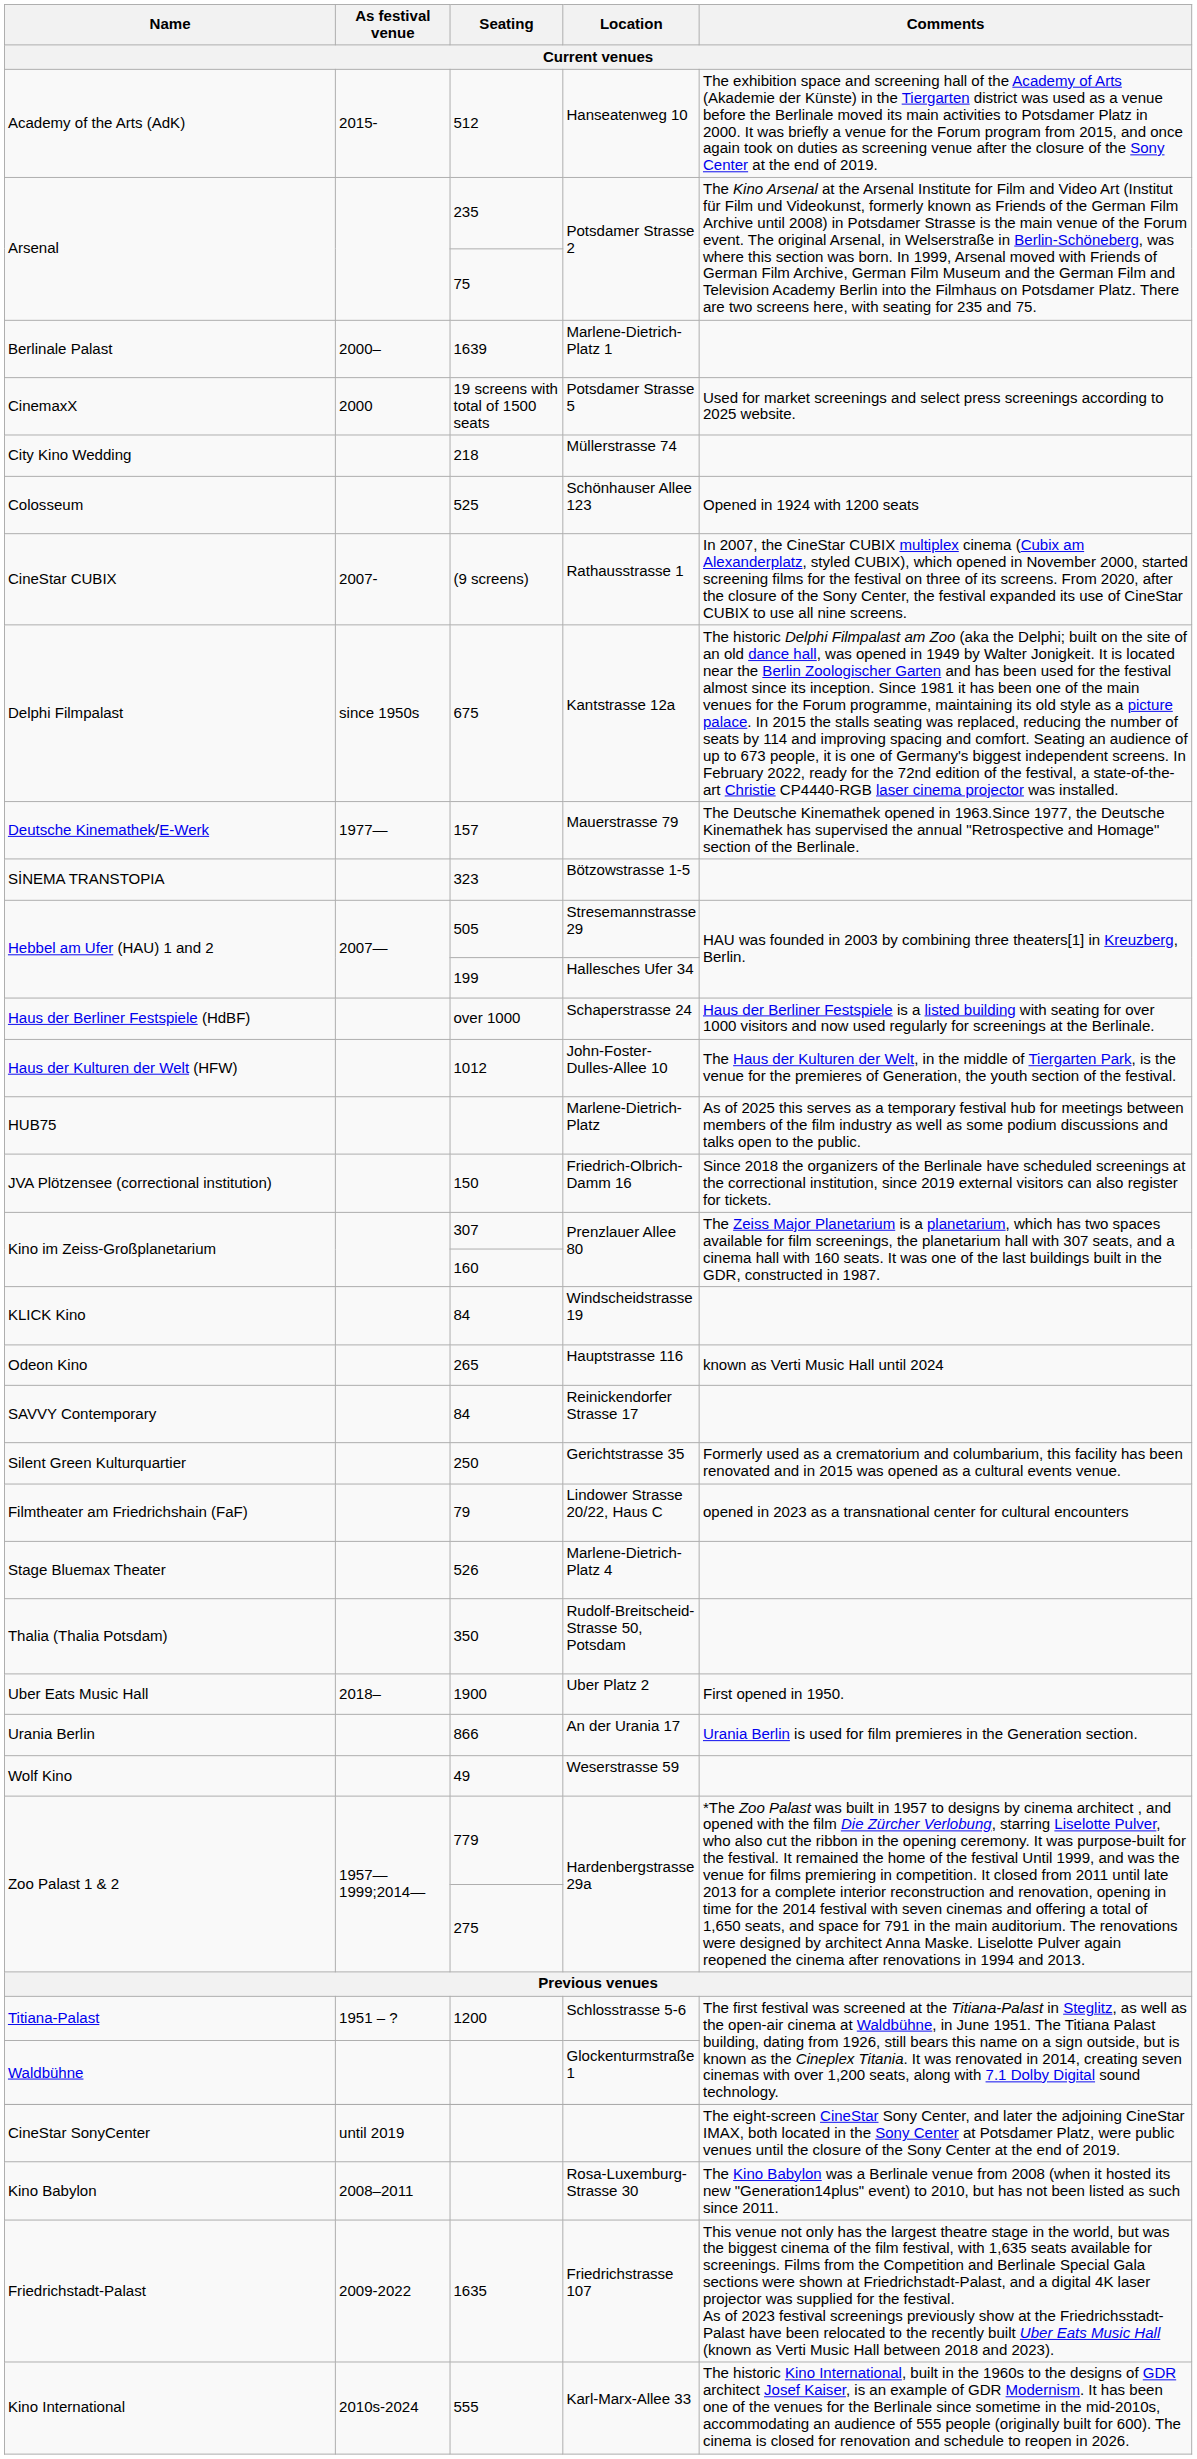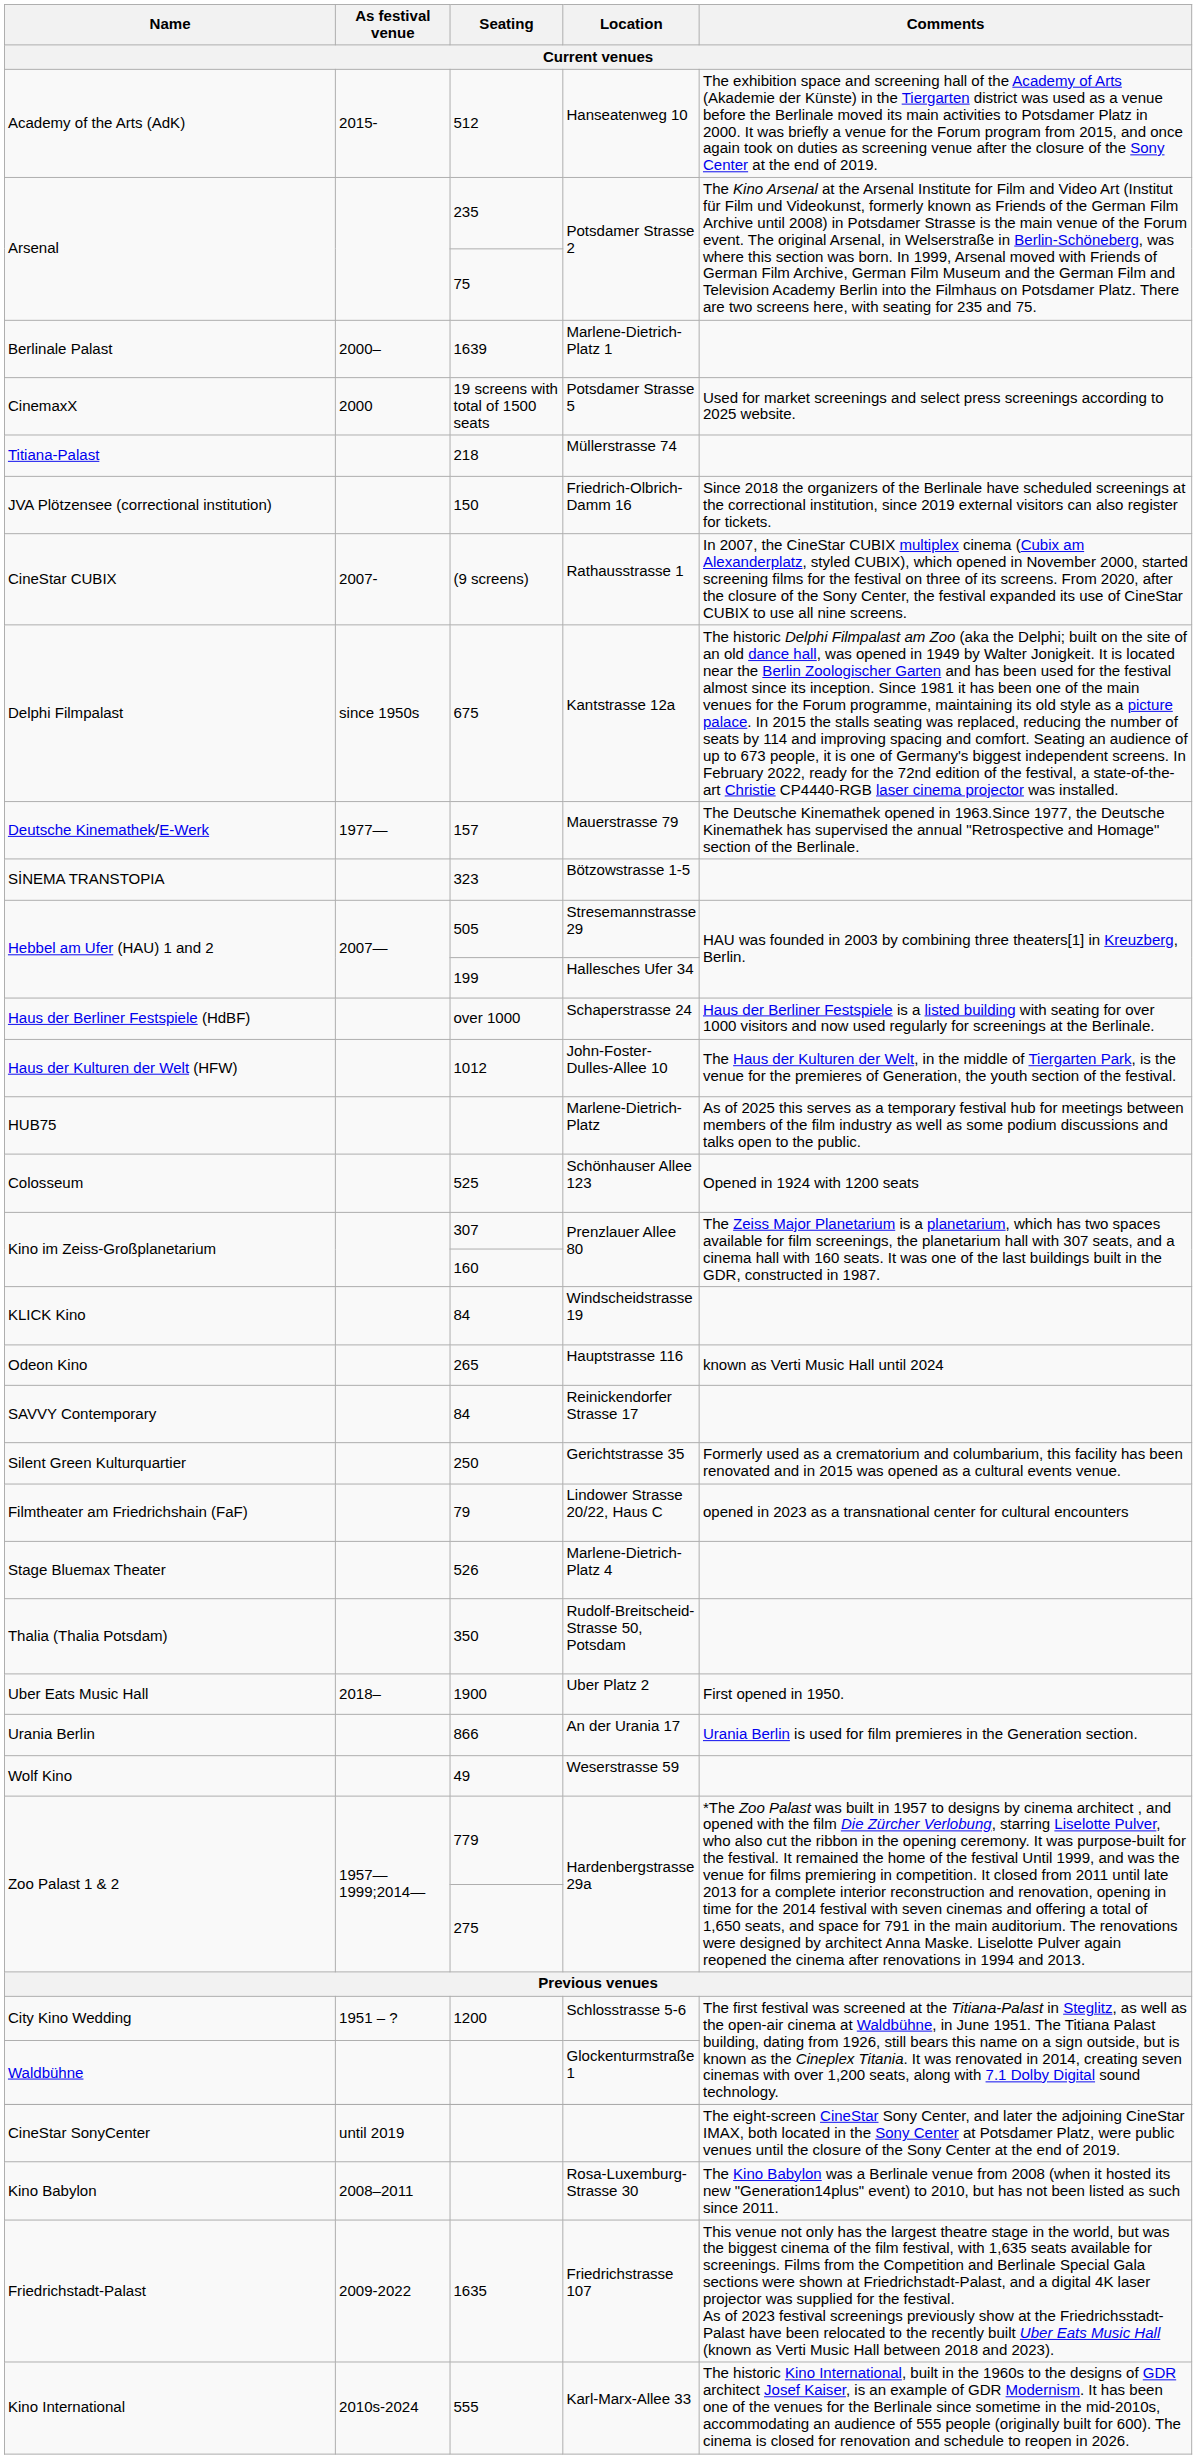(70, 455) City Kino Wedding -> (54, 455) Titiana-Palast
rows swapped: (466, 504) <-> (466, 1183)
(54, 2018) Titiana-Palast -> (70, 2018) City Kino Wedding
